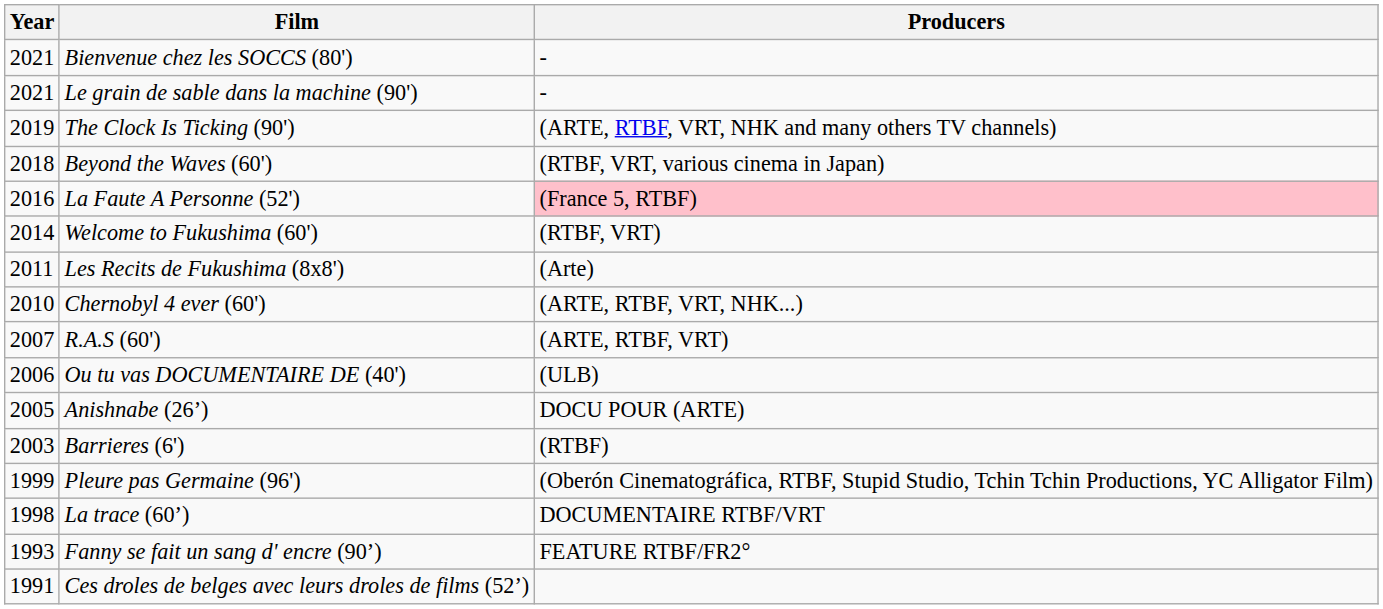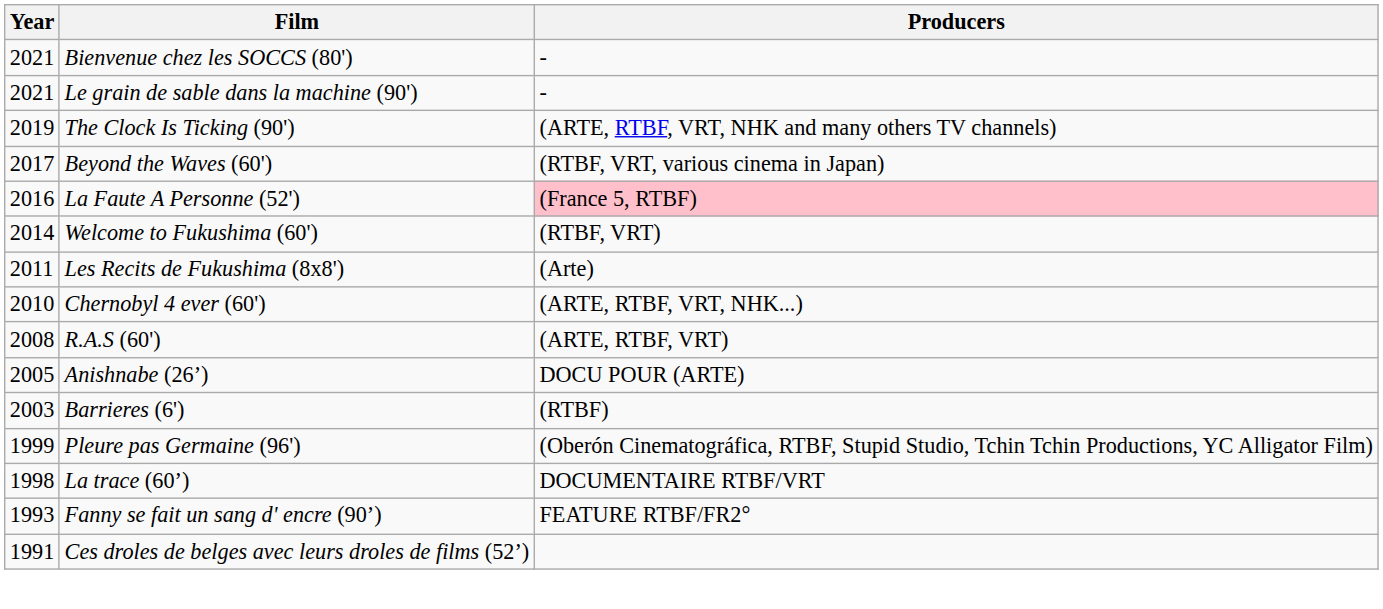(32, 163) 2018 -> (32, 163) 2017
(32, 339) 2007 -> (32, 339) 2008
- row: (235, 374)
